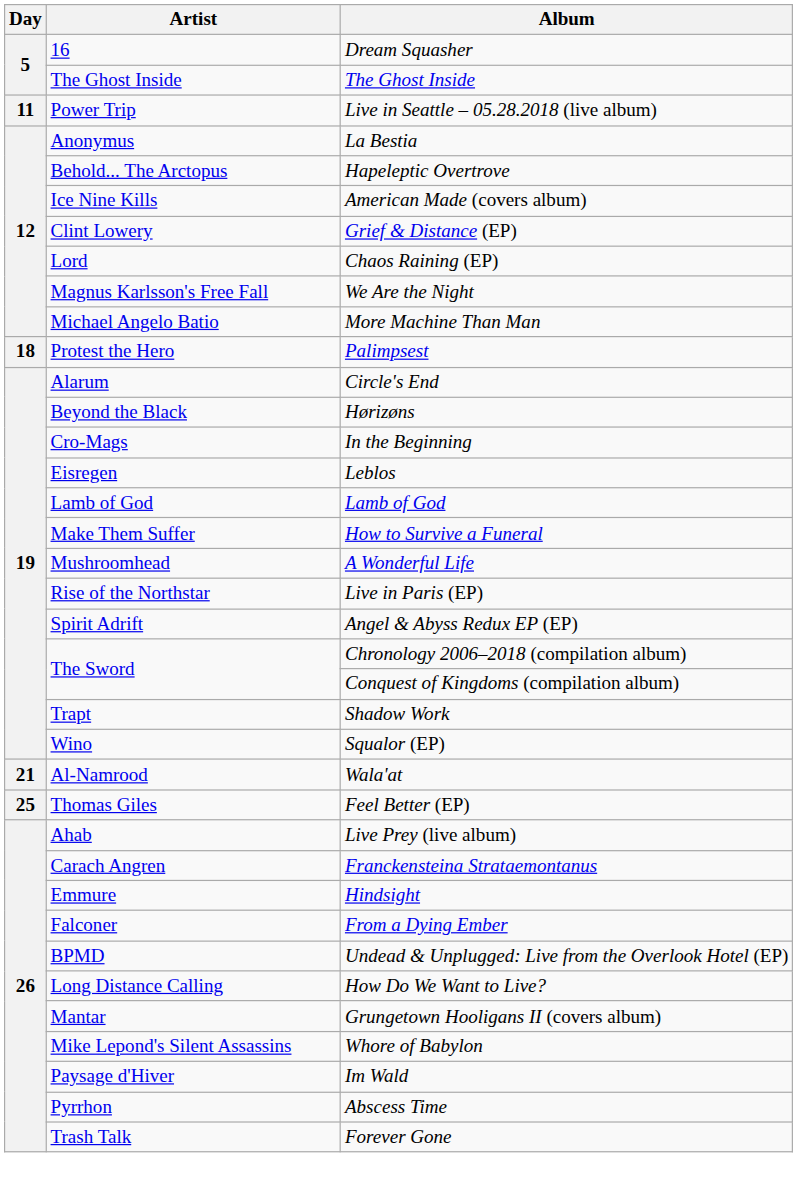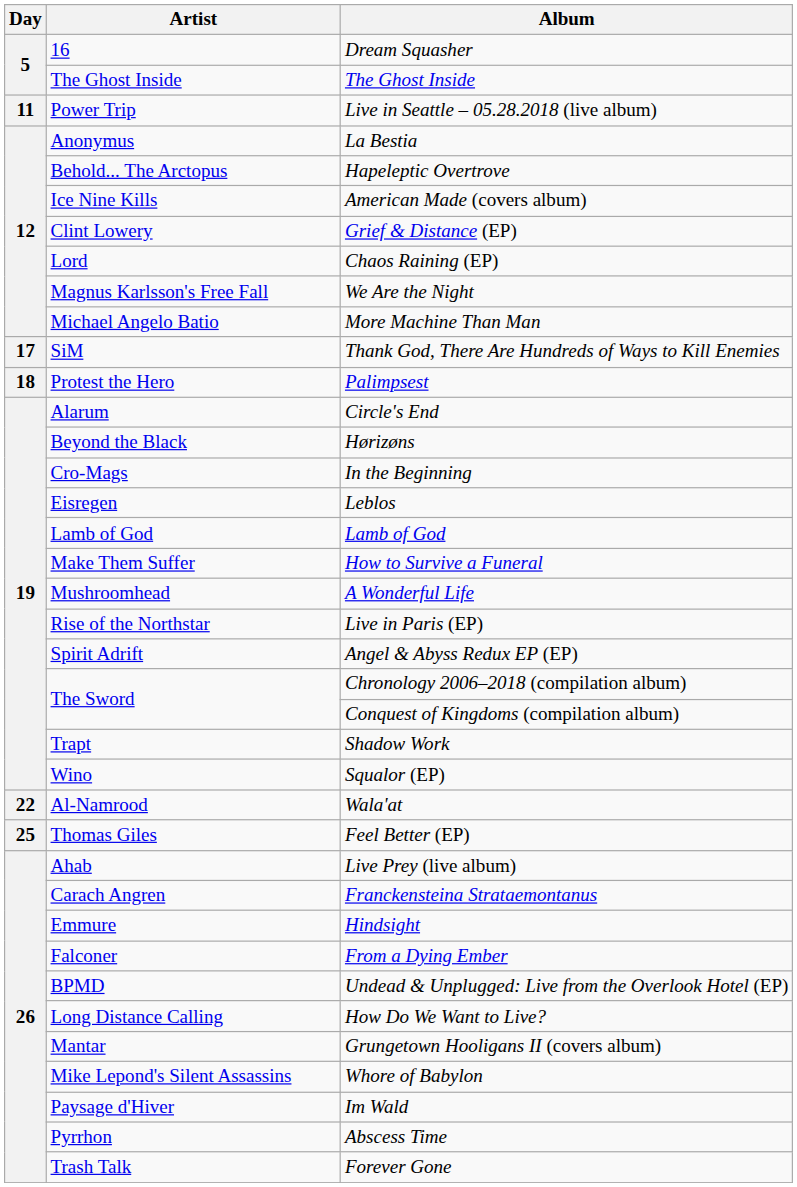+ row: (562, 351)
(25, 774) 21 -> (25, 804) 22
